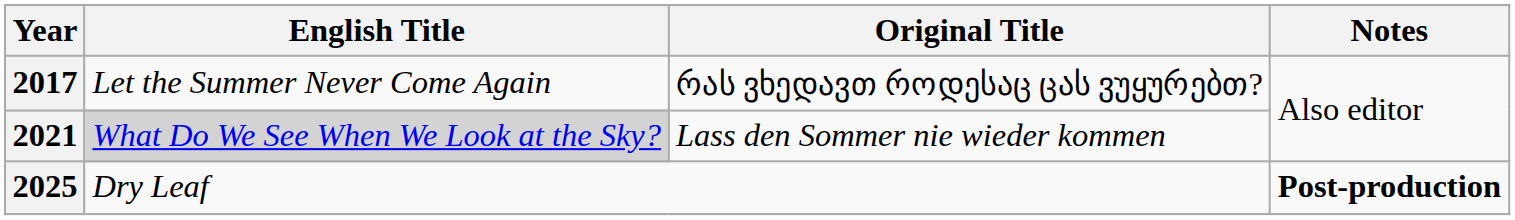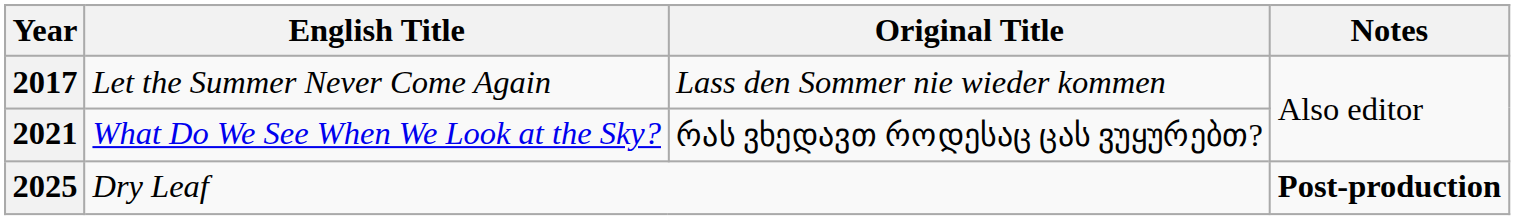(969, 83) რას ვხედავთ როდესაც ცას ვუყურებთ? -> (921, 81) Lass den Sommer nie wieder kommen
(377, 135) lightgrey background -> (377, 134) no background
(921, 135) Lass den Sommer nie wieder kommen -> (969, 135) რას ვხედავთ როდესაც ცას ვუყურებთ?
